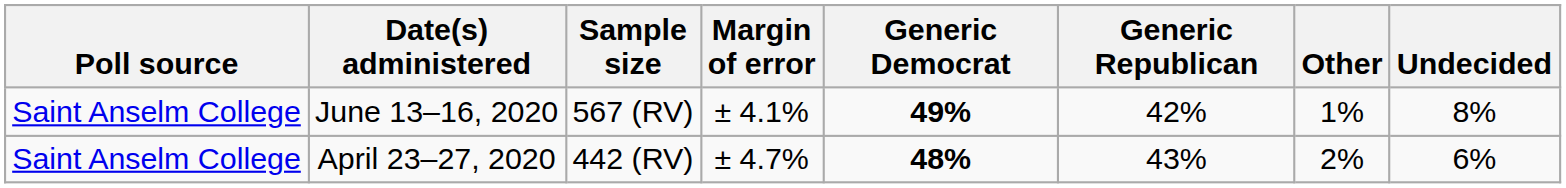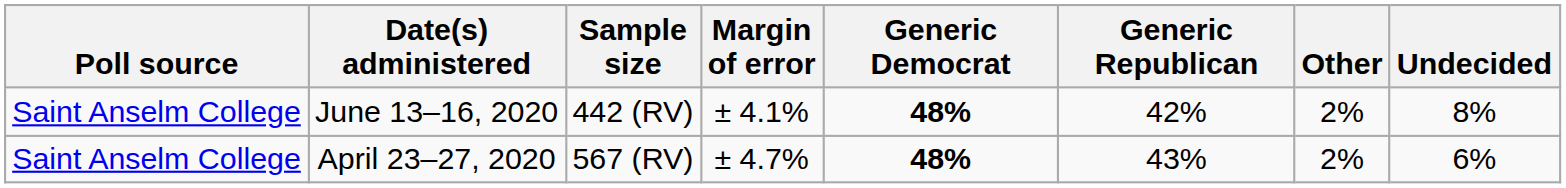(633, 111) 567 (RV) -> (633, 111) 442 (RV)
(941, 111) 49% -> (941, 111) 48%
(1342, 111) 1% -> (1342, 111) 2%
(633, 159) 442 (RV) -> (633, 159) 567 (RV)
